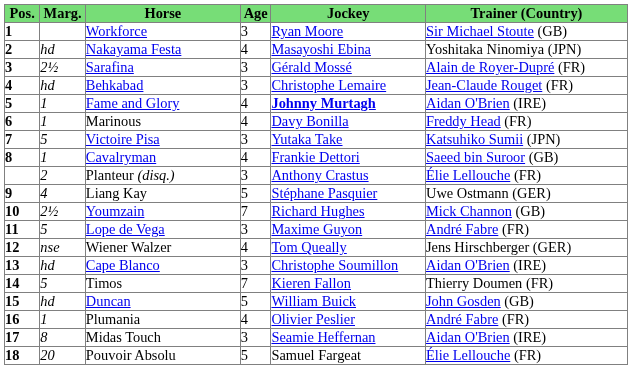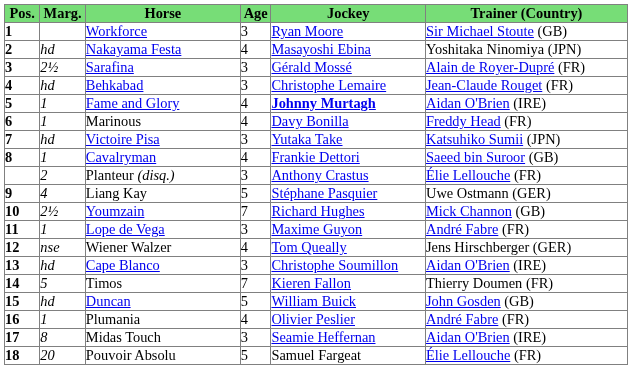(44, 139) 5 -> (48, 139) hd
(44, 229) 5 -> (44, 229) 1
